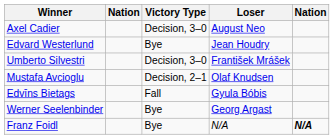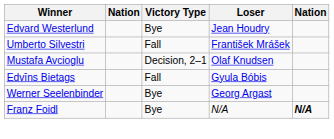- row: (33, 28)
(176, 61) Decision, 3–0 -> (153, 45) Fall
